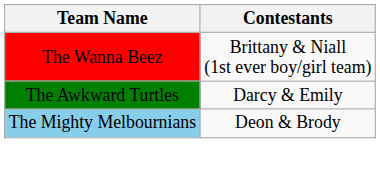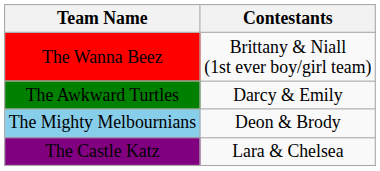+ row: (102, 151)
